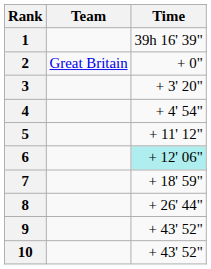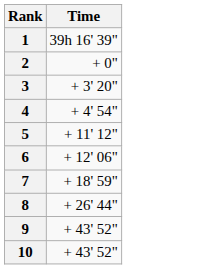- column: (89, 16)
(176, 157) paleturquoise background -> (91, 157) no background
